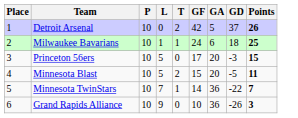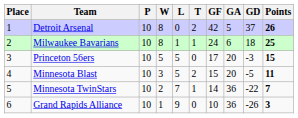+ column: (164, 12)
